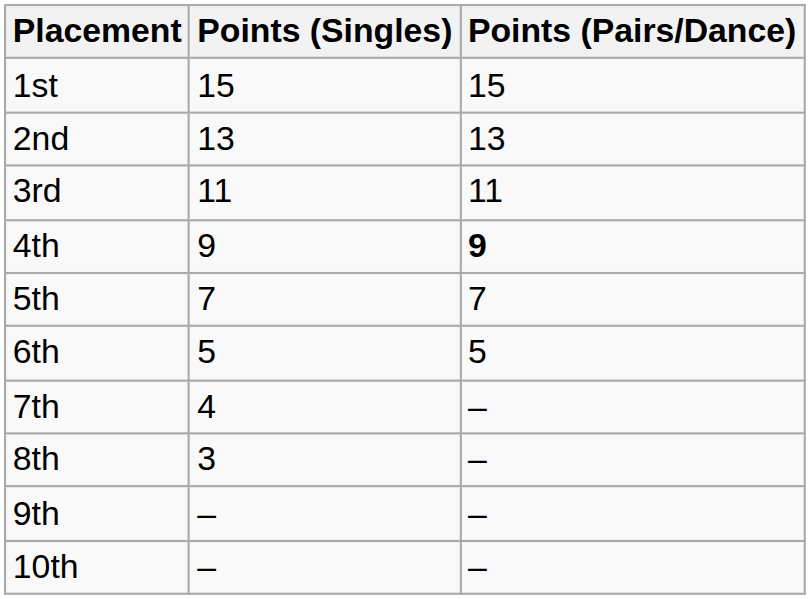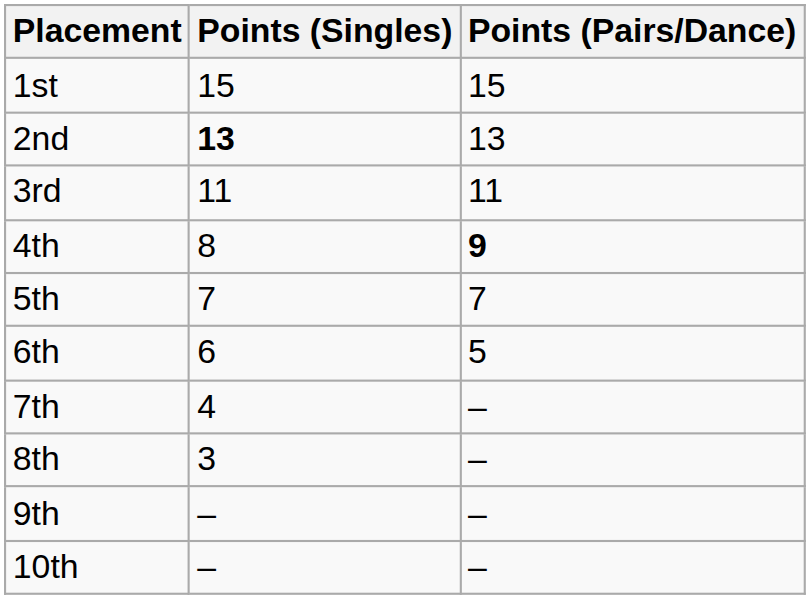(216, 138) normal -> (216, 138) bold
(207, 245) 9 -> (207, 245) 8
(207, 352) 5 -> (207, 352) 6
